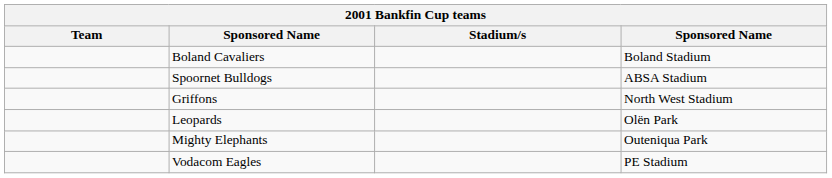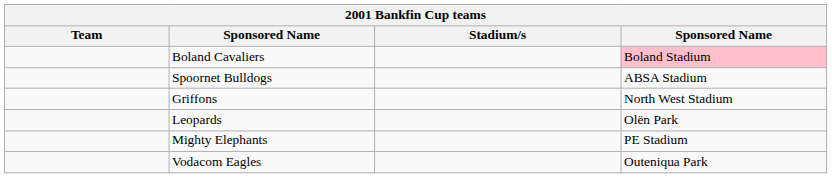(667, 57) no background -> (667, 57) pink background
(666, 141) Outeniqua Park -> (656, 141) PE Stadium
(656, 162) PE Stadium -> (666, 162) Outeniqua Park
